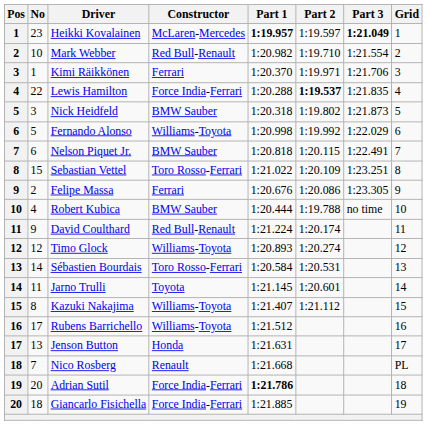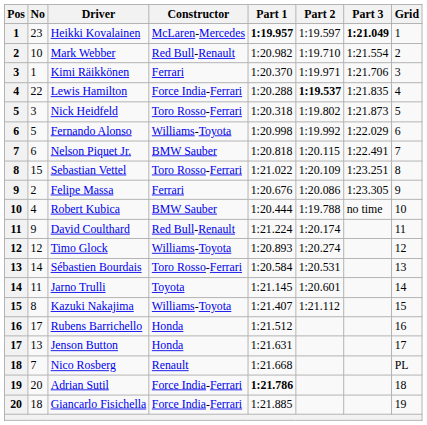(184, 111) BMW Sauber -> (197, 111) Toro Rosso-Ferrari
(192, 326) Williams-Toyota -> (168, 326) Honda
